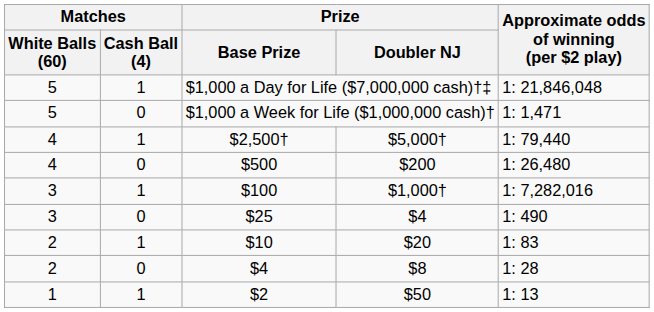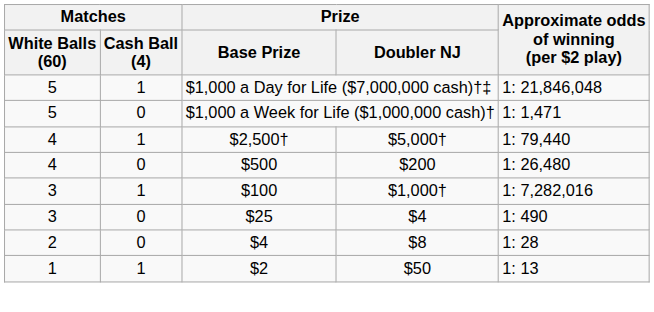- row: (259, 242)
